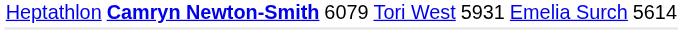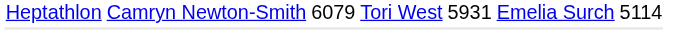(213, 12) bold -> (206, 12) normal
(655, 12) 5614 -> (641, 12) 5114
